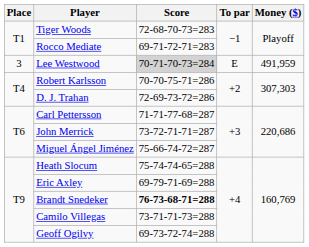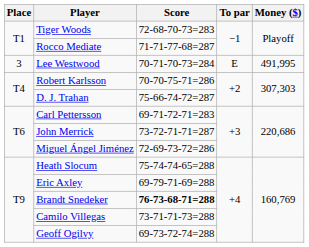(177, 47) 69-71-72-71=283 -> (177, 47) 71-71-77-68=287
(177, 64) lightgrey background -> (177, 64) no background
(278, 64) 491,959 -> (278, 64) 491,995
(177, 98) 72-69-73-72=286 -> (177, 98) 75-66-74-72=287
(177, 115) 71-71-77-68=287 -> (177, 115) 69-71-72-71=283
(177, 149) 75-66-74-72=287 -> (177, 149) 72-69-73-72=286
